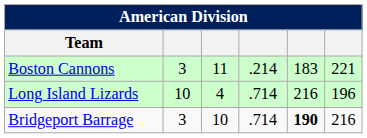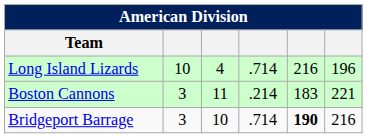rows swapped: (73, 94) <-> (61, 68)
